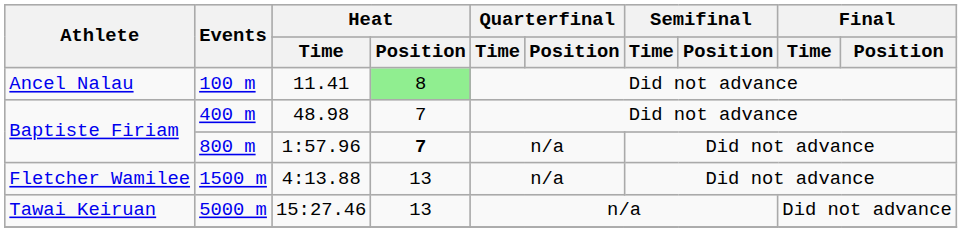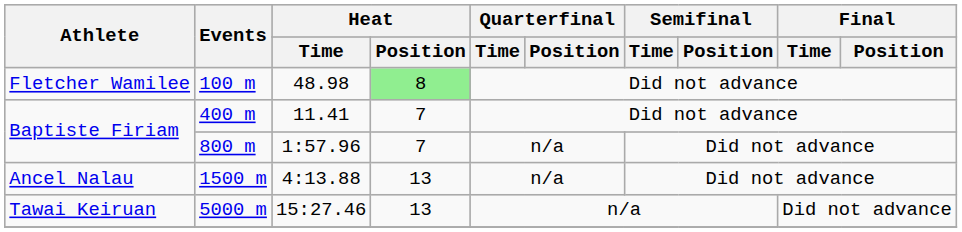(71, 84) Ancel Nalau -> (100, 84) Fletcher Wamilee
(321, 84) 11.41 -> (321, 84) 48.98
(321, 115) 48.98 -> (321, 115) 11.41
(421, 147) bold -> (421, 147) normal
(100, 179) Fletcher Wamilee -> (71, 179) Ancel Nalau
